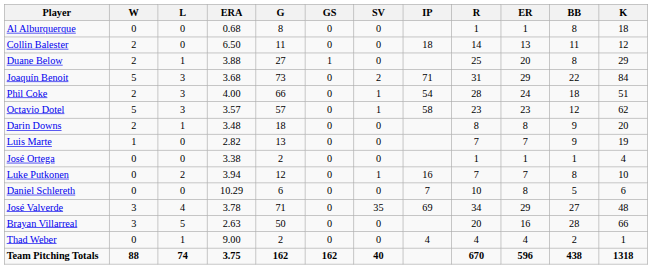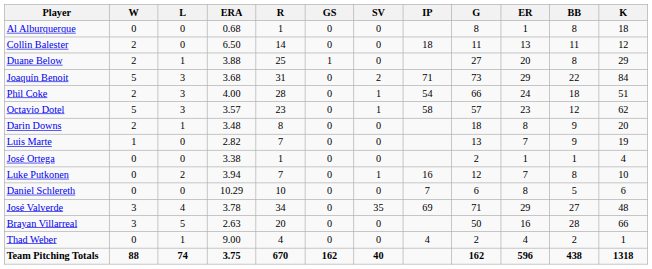columns swapped: (281, 12) <-> (476, 12)
